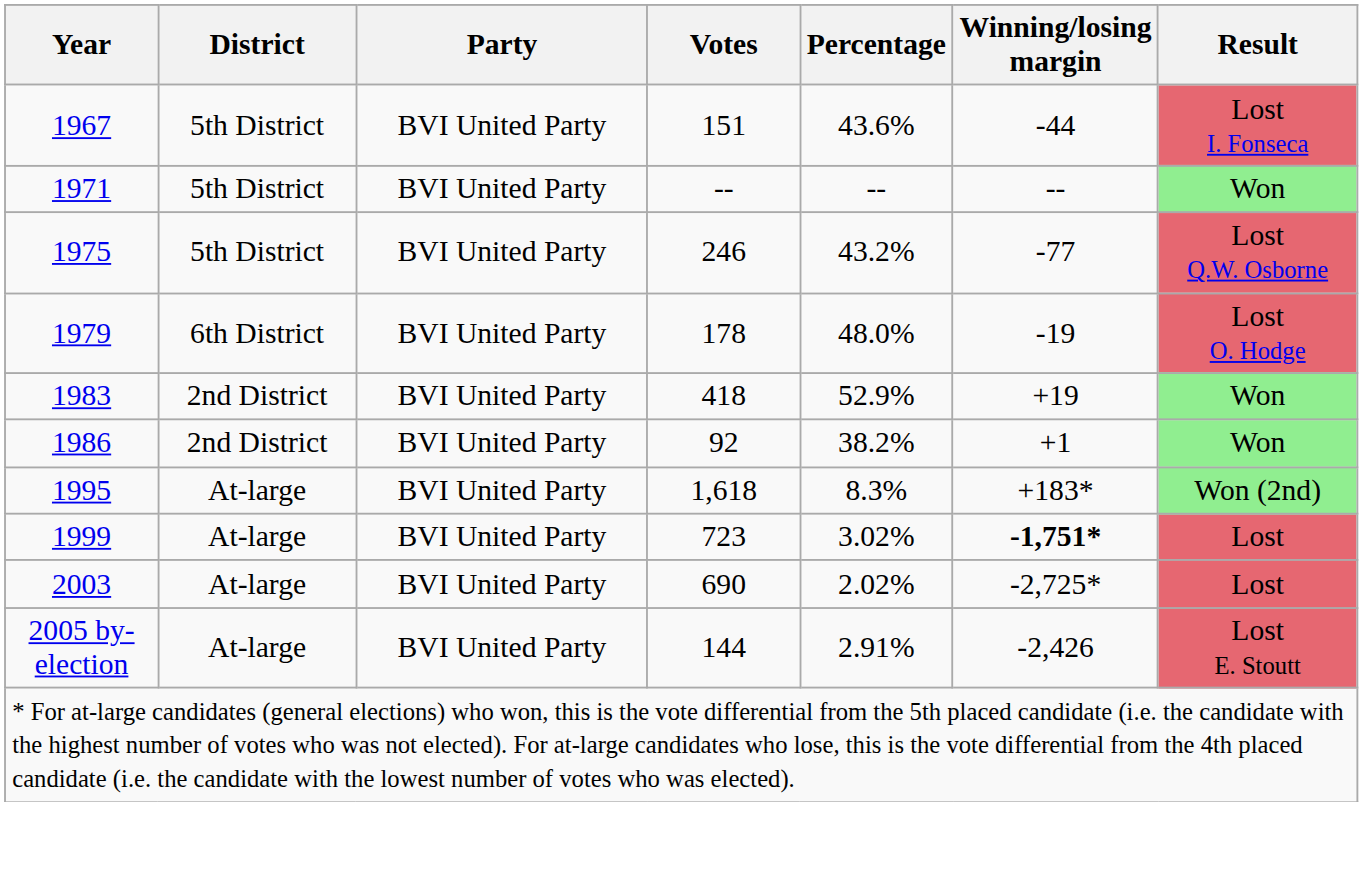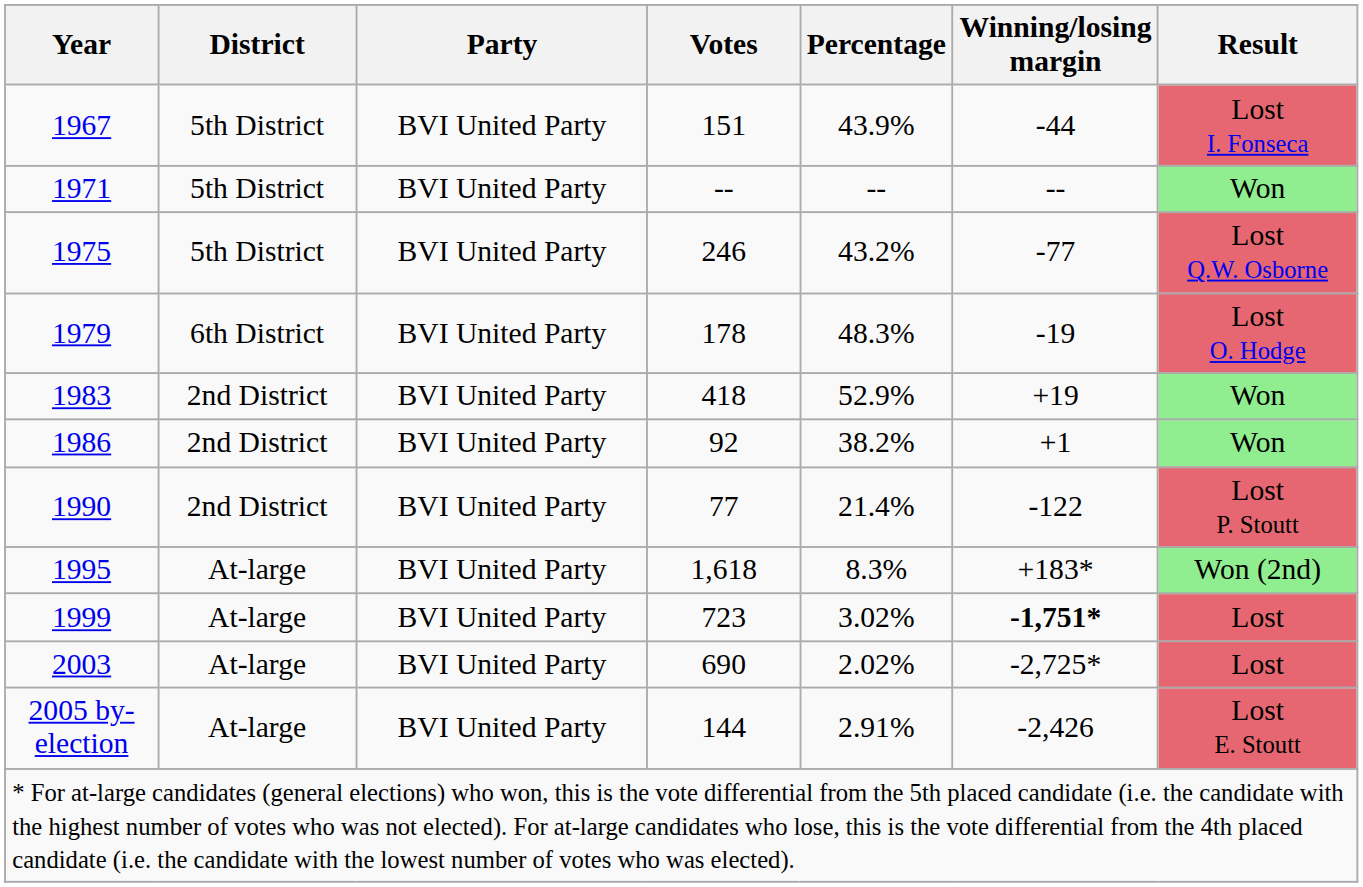(876, 124) 43.6% -> (876, 124) 43.9%
(876, 332) 48.0% -> (876, 332) 48.3%
+ row: (82, 506)
